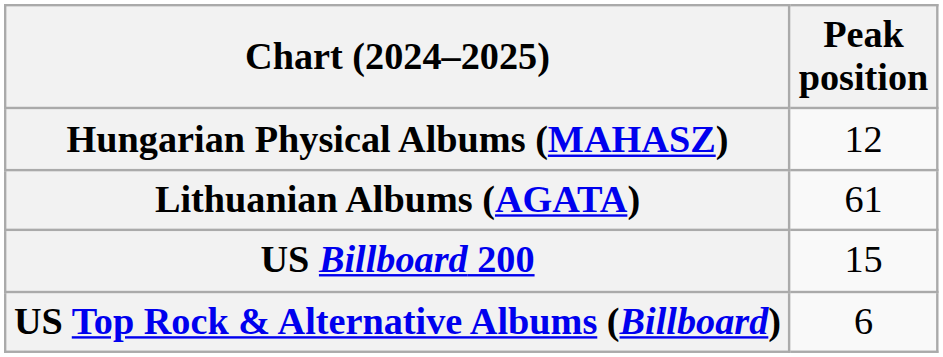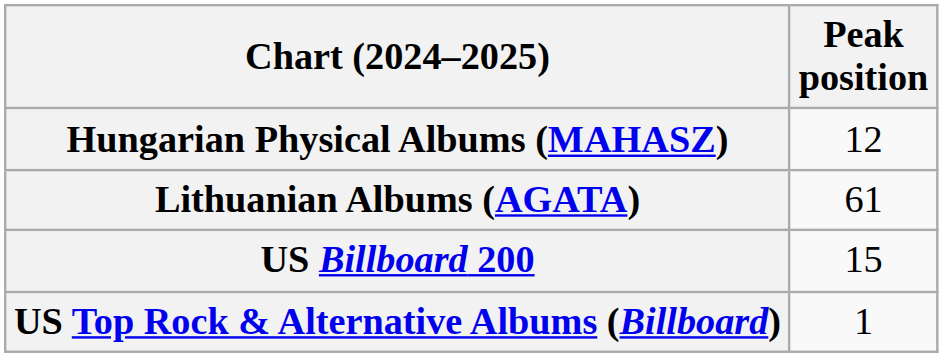(864, 320) 6 -> (864, 320) 1
